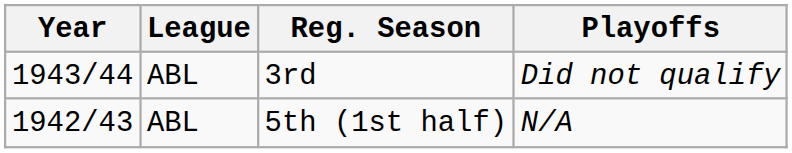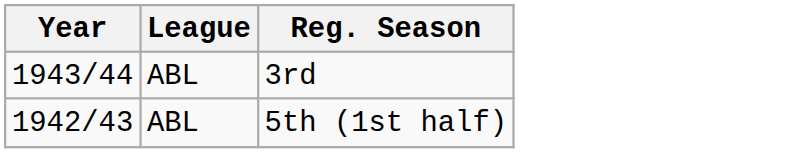- column: (651, 29)
